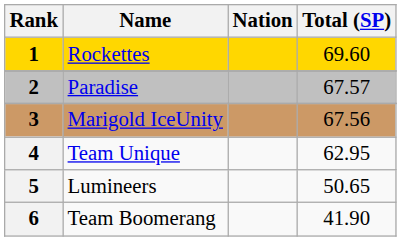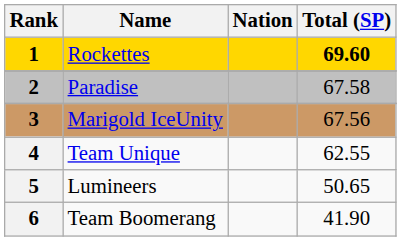(347, 53) normal -> (347, 53) bold
(347, 86) 67.57 -> (347, 86) 67.58
(347, 152) 62.95 -> (347, 152) 62.55
